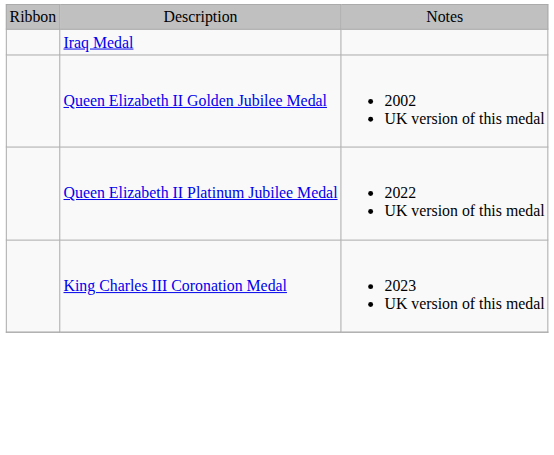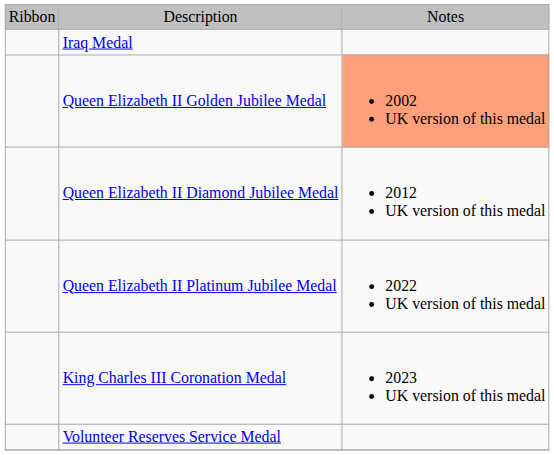(445, 110) no background -> (446, 110) lightsalmon background
+ row: (201, 193)
+ row: (172, 437)
